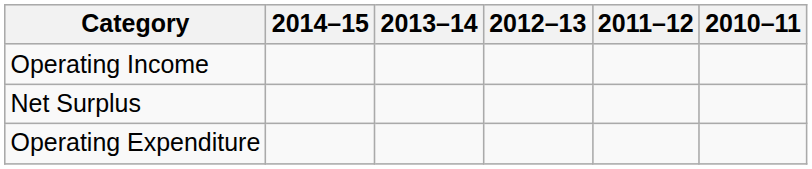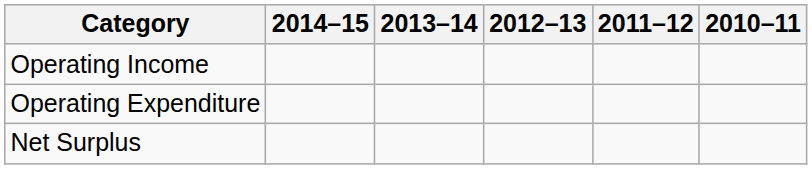rows swapped: (135, 143) <-> (76, 103)
